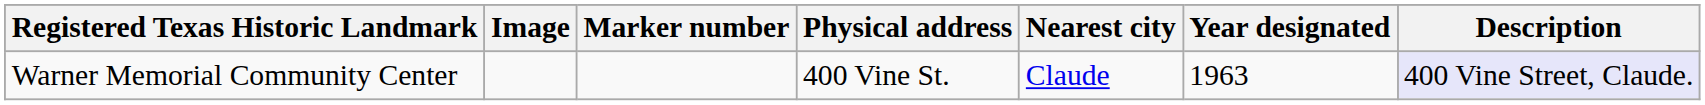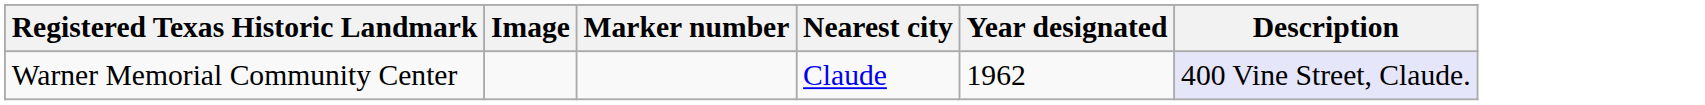- column: (908, 27)
(1219, 74) 1963 -> (996, 74) 1962
